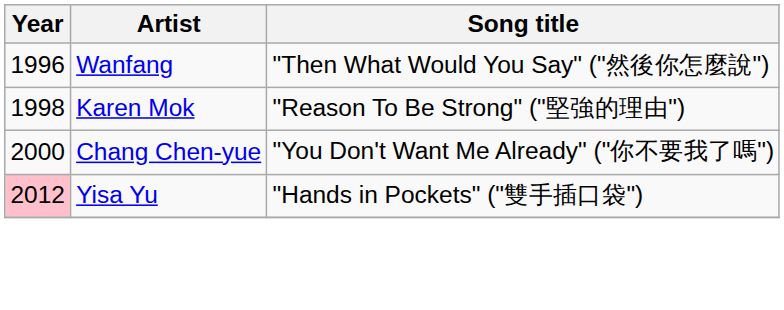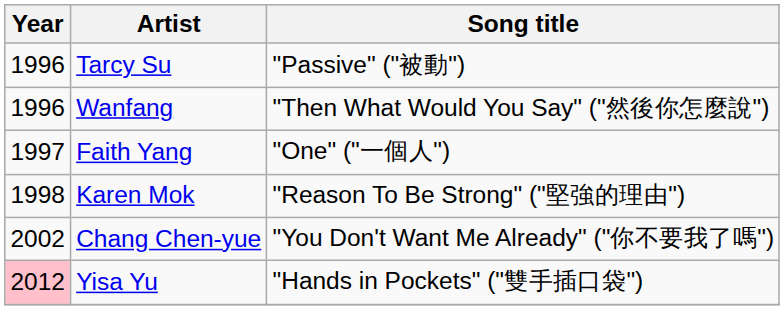+ row: (124, 65)
+ row: (134, 151)
(38, 151) 2000 -> (38, 238) 2002
